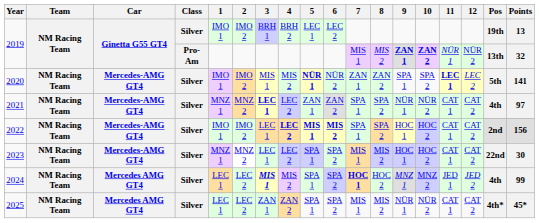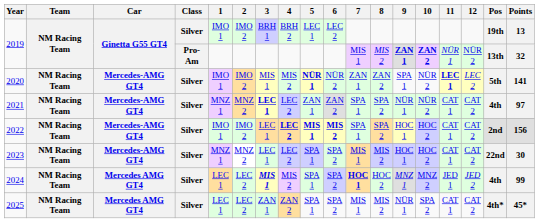(427, 81) SPA 2 -> (427, 81) NÜR 2
(427, 205) NÜR 2 -> (427, 205) SPA 2
